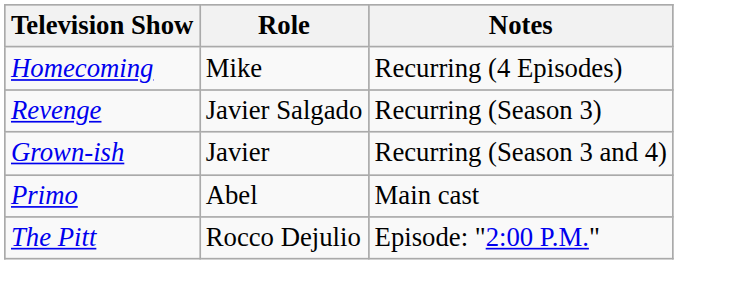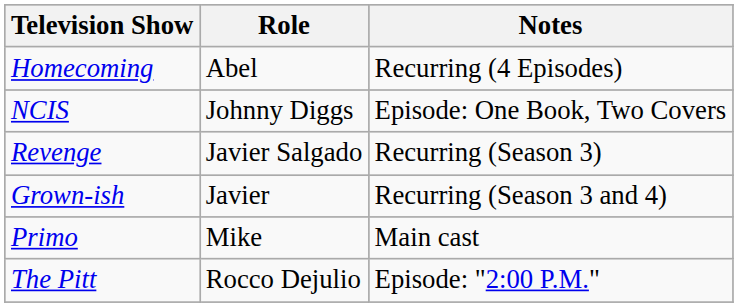(234, 68) Mike -> (232, 68) Abel
+ row: (40, 110)
(232, 195) Abel -> (234, 237) Mike
